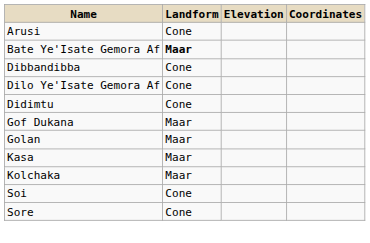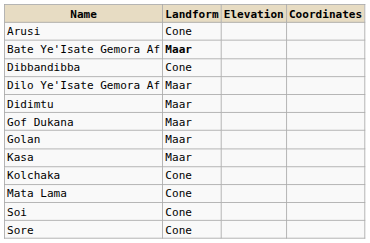(179, 85) Cone -> (179, 85) Maar
(179, 103) Cone -> (179, 103) Maar
(179, 176) Maar -> (179, 176) Cone
+ row: (37, 194)
